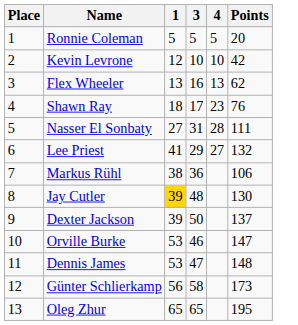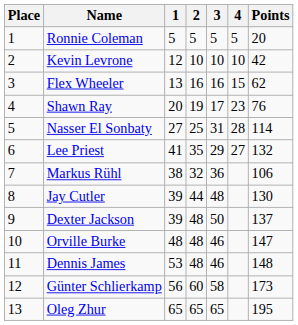+ column: (196, 15)
(217, 83) 13 -> (238, 83) 15
(175, 106) 18 -> (175, 106) 20
(241, 128) 111 -> (262, 128) 114
(175, 196) gold background -> (175, 196) no background
(175, 241) 53 -> (175, 241) 48
(196, 264) 47 -> (217, 264) 46
